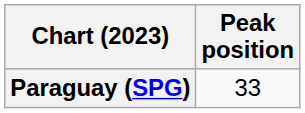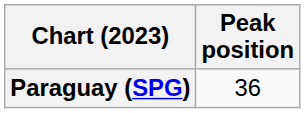(248, 88) 33 -> (248, 88) 36
